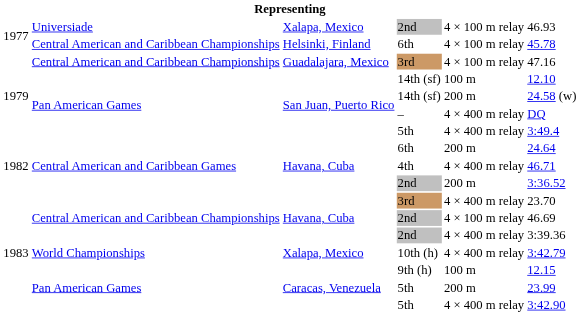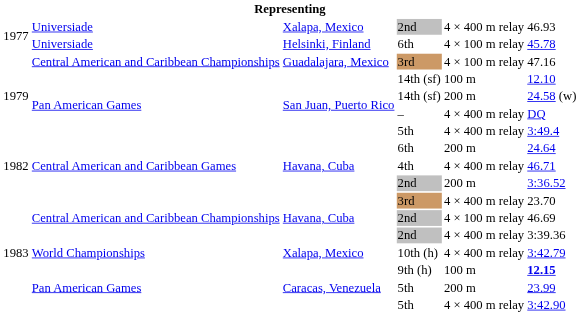(484, 26) 4 × 100 m relay -> (484, 26) 4 × 400 m relay
(156, 44) Central American and Caribbean Championships -> (62, 44) Universiade
(541, 270) normal -> (541, 270) bold
